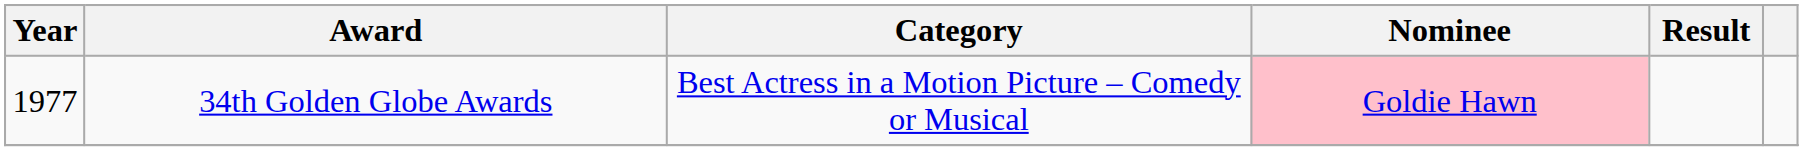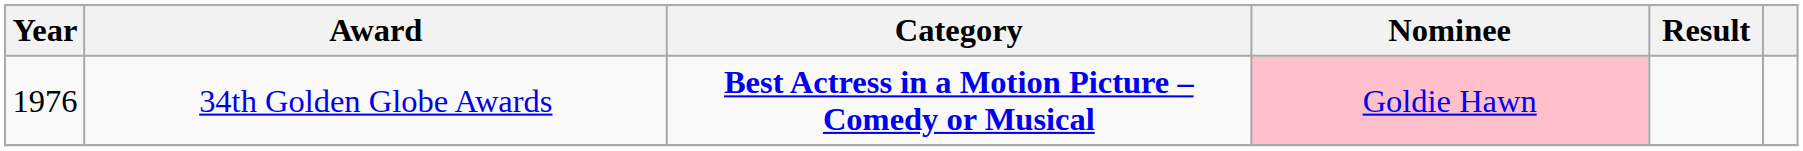(45, 100) 1977 -> (45, 100) 1976
(959, 100) normal -> (959, 100) bold
